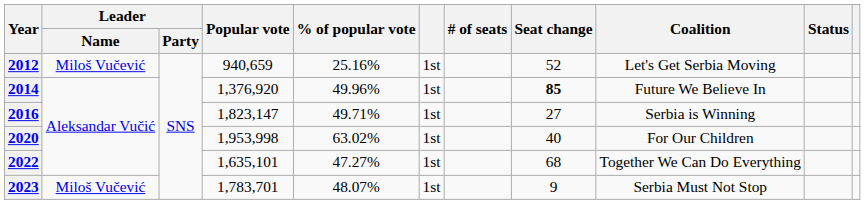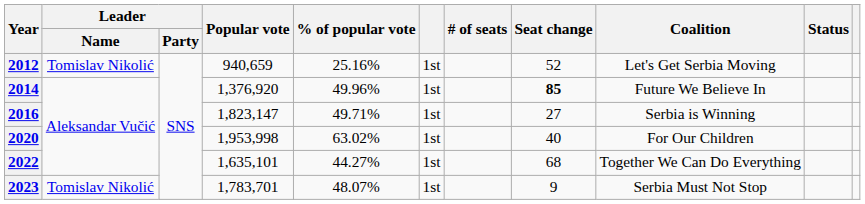(100, 65) Miloš Vučević -> (100, 65) Tomislav Nikolić
(356, 162) 47.27% -> (356, 162) 44.27%
(100, 187) Miloš Vučević -> (100, 187) Tomislav Nikolić
